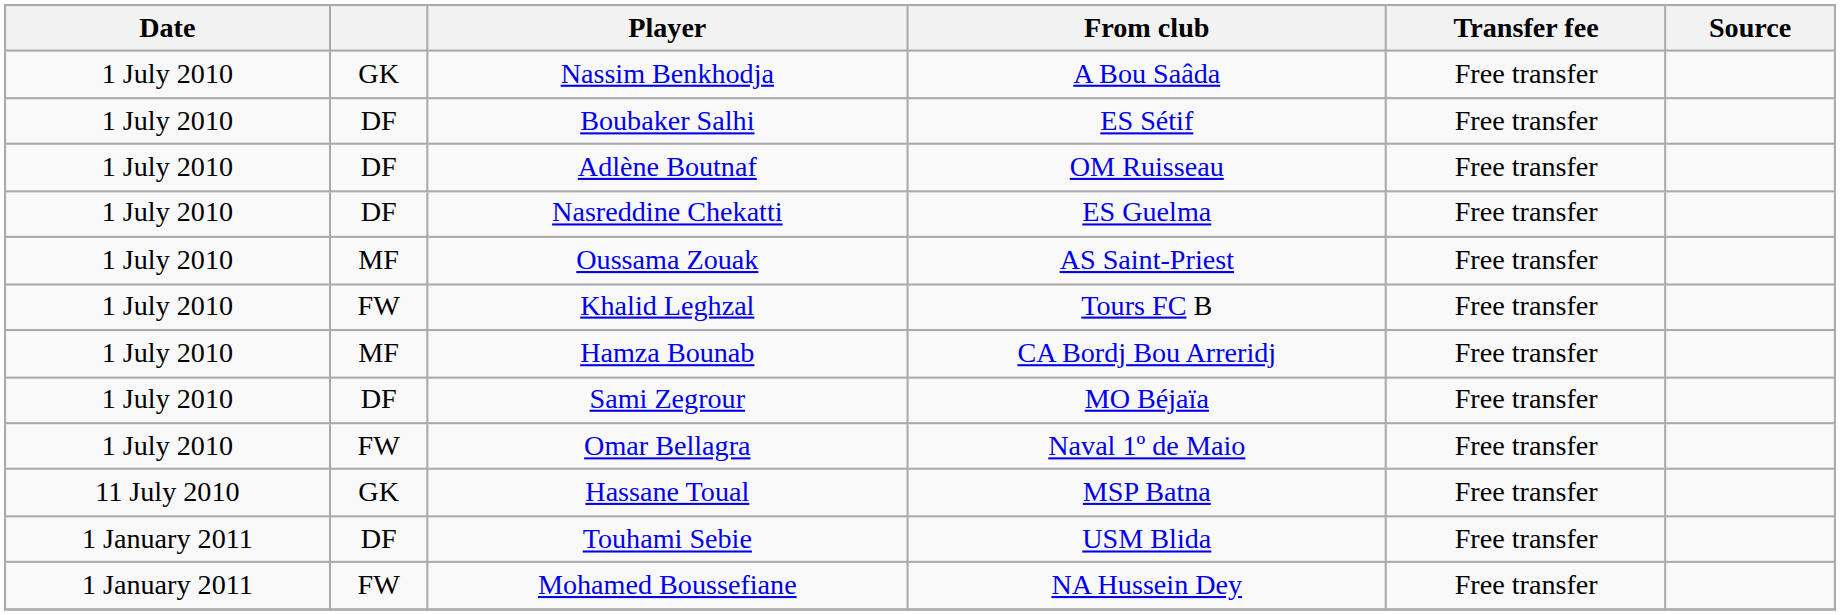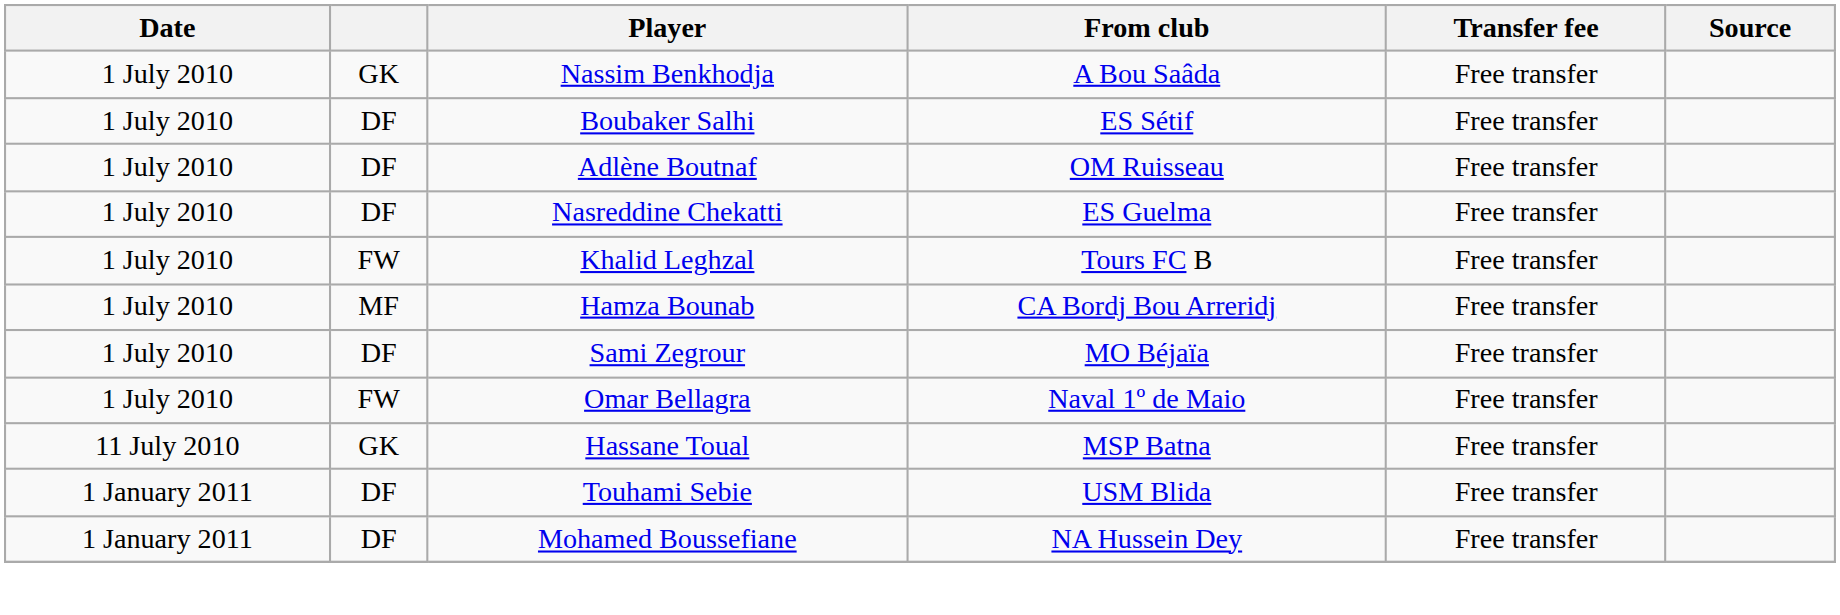- row: (667, 259)
(379, 584) FW -> (379, 538) DF
